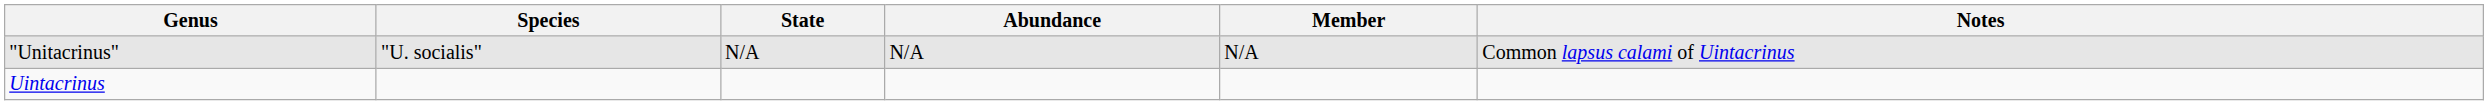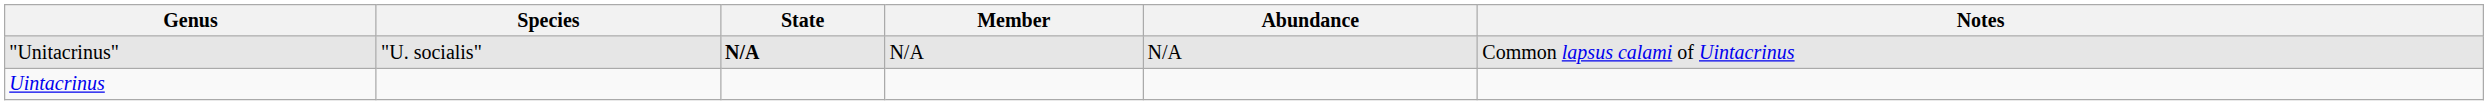columns swapped: (1349, 20) <-> (1052, 20)
(742, 52) normal -> (742, 52) bold
